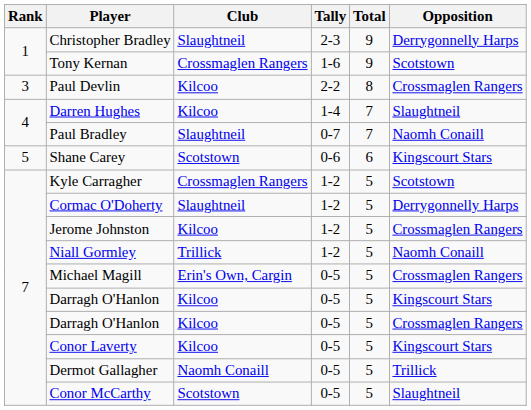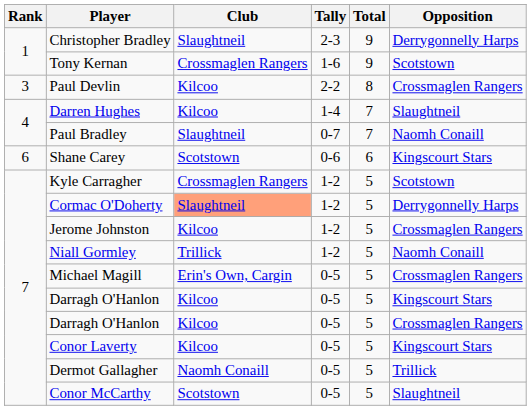(25, 157) 5 -> (25, 157) 6
(211, 205) no background -> (211, 205) lightsalmon background
